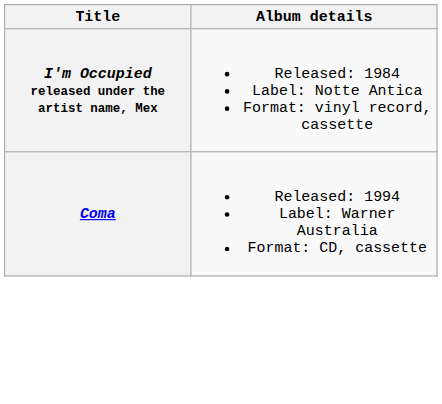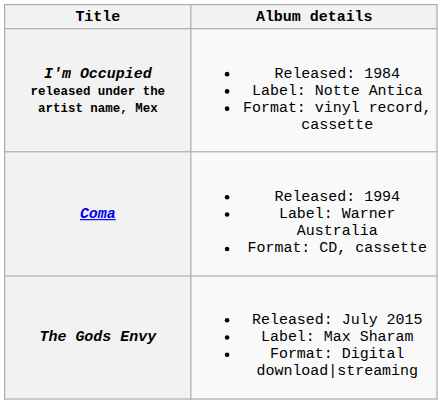+ row: (98, 337)
